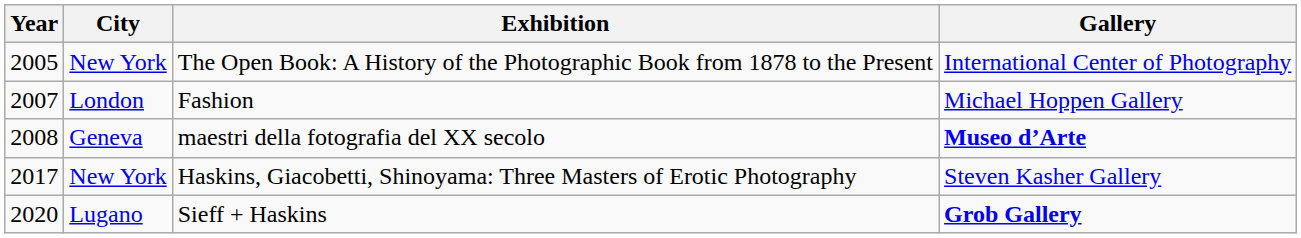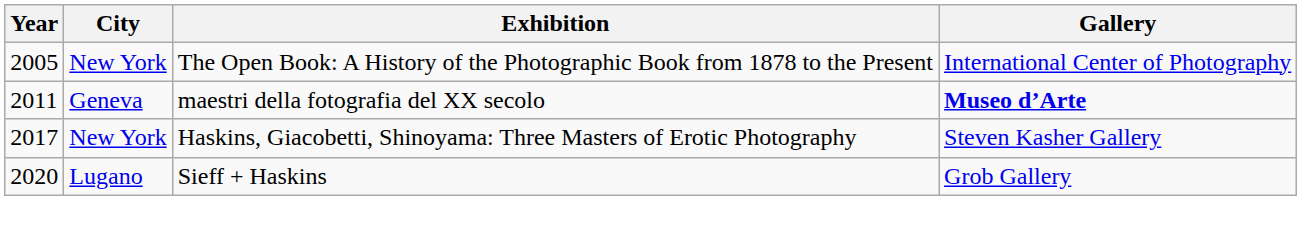- row: (216, 99)
(34, 137) 2008 -> (34, 99) 2011
(1013, 213) bold -> (1008, 175) normal
